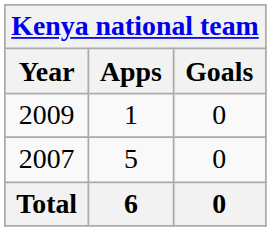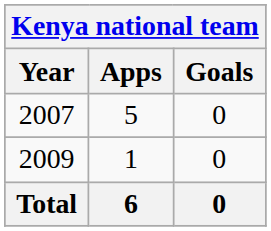rows swapped: (47, 159) <-> (47, 114)
